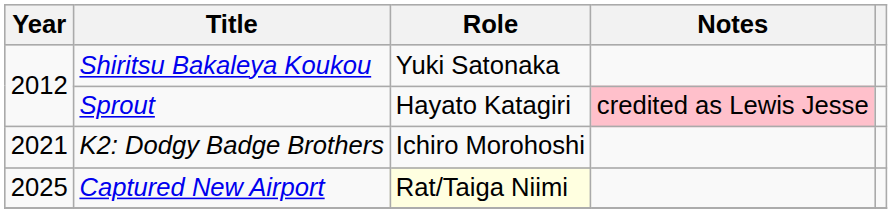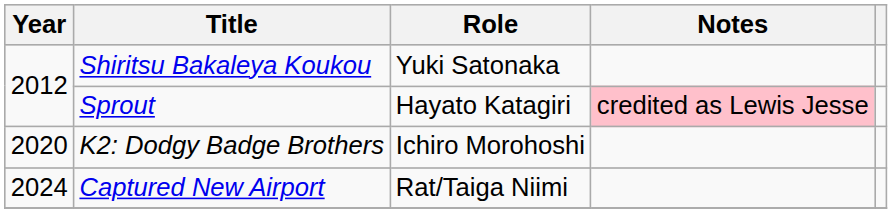(39, 146) 2021 -> (39, 146) 2020
(39, 187) 2025 -> (39, 187) 2024
(482, 187) lightyellow background -> (482, 187) no background
